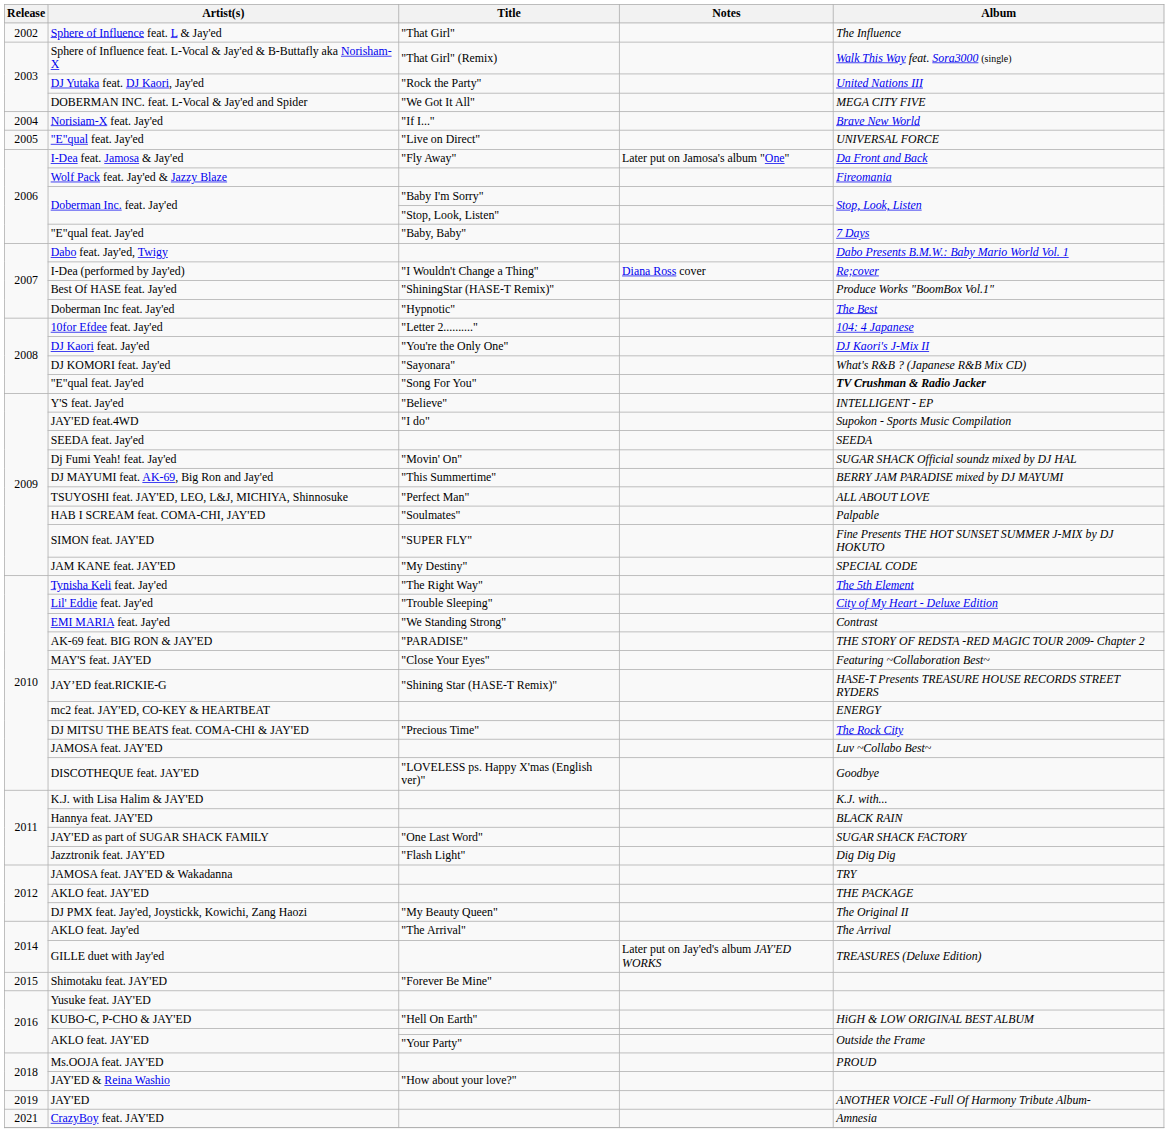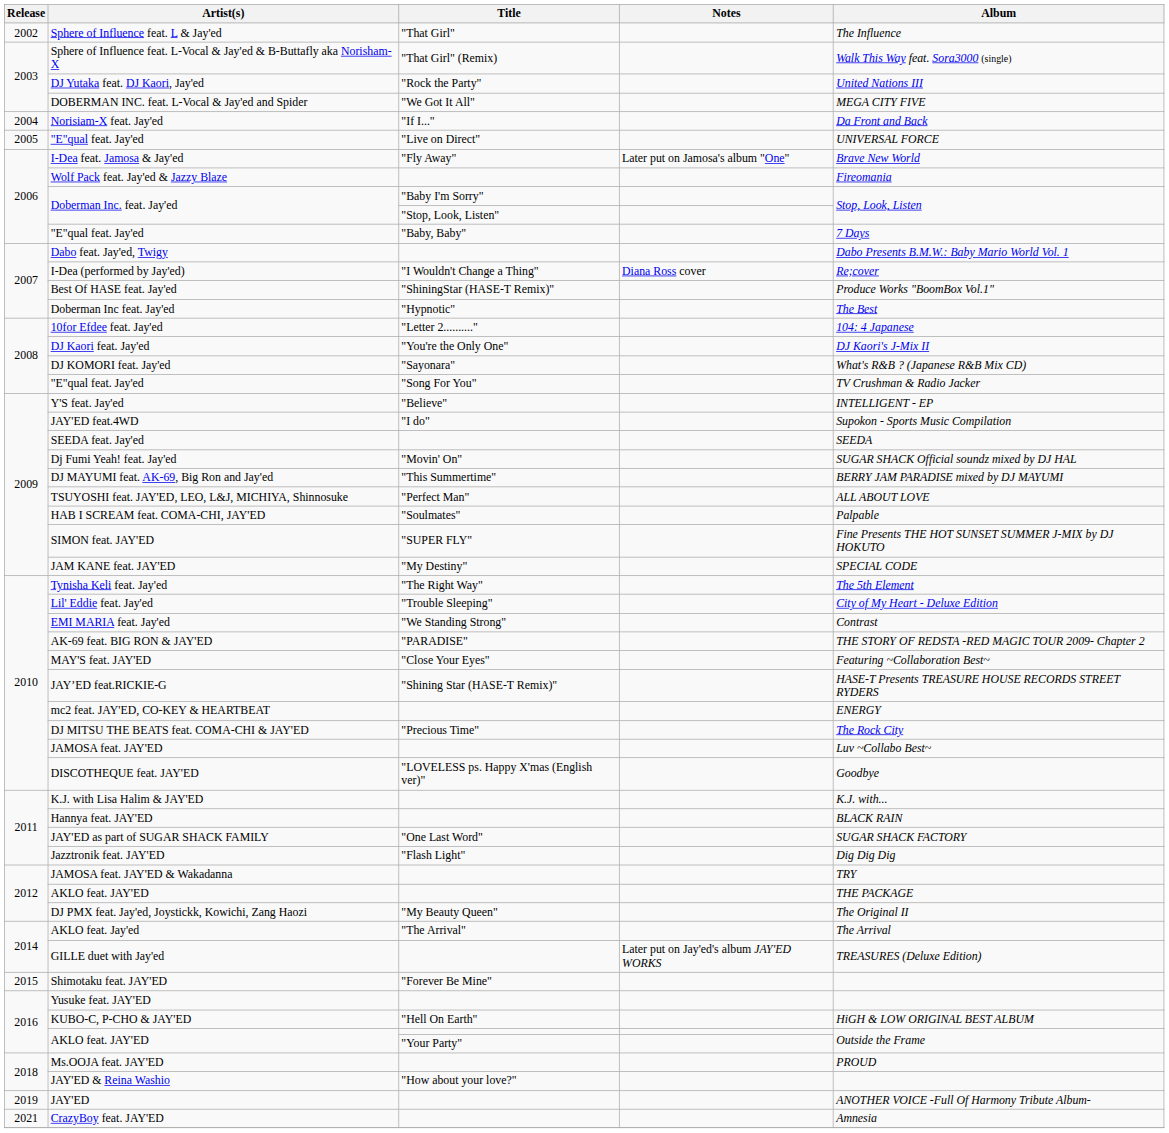(878, 121) Brave New World -> (882, 121) Da Front and Back
(882, 158) Da Front and Back -> (878, 158) Brave New World
(911, 383) bold -> (908, 383) normal
